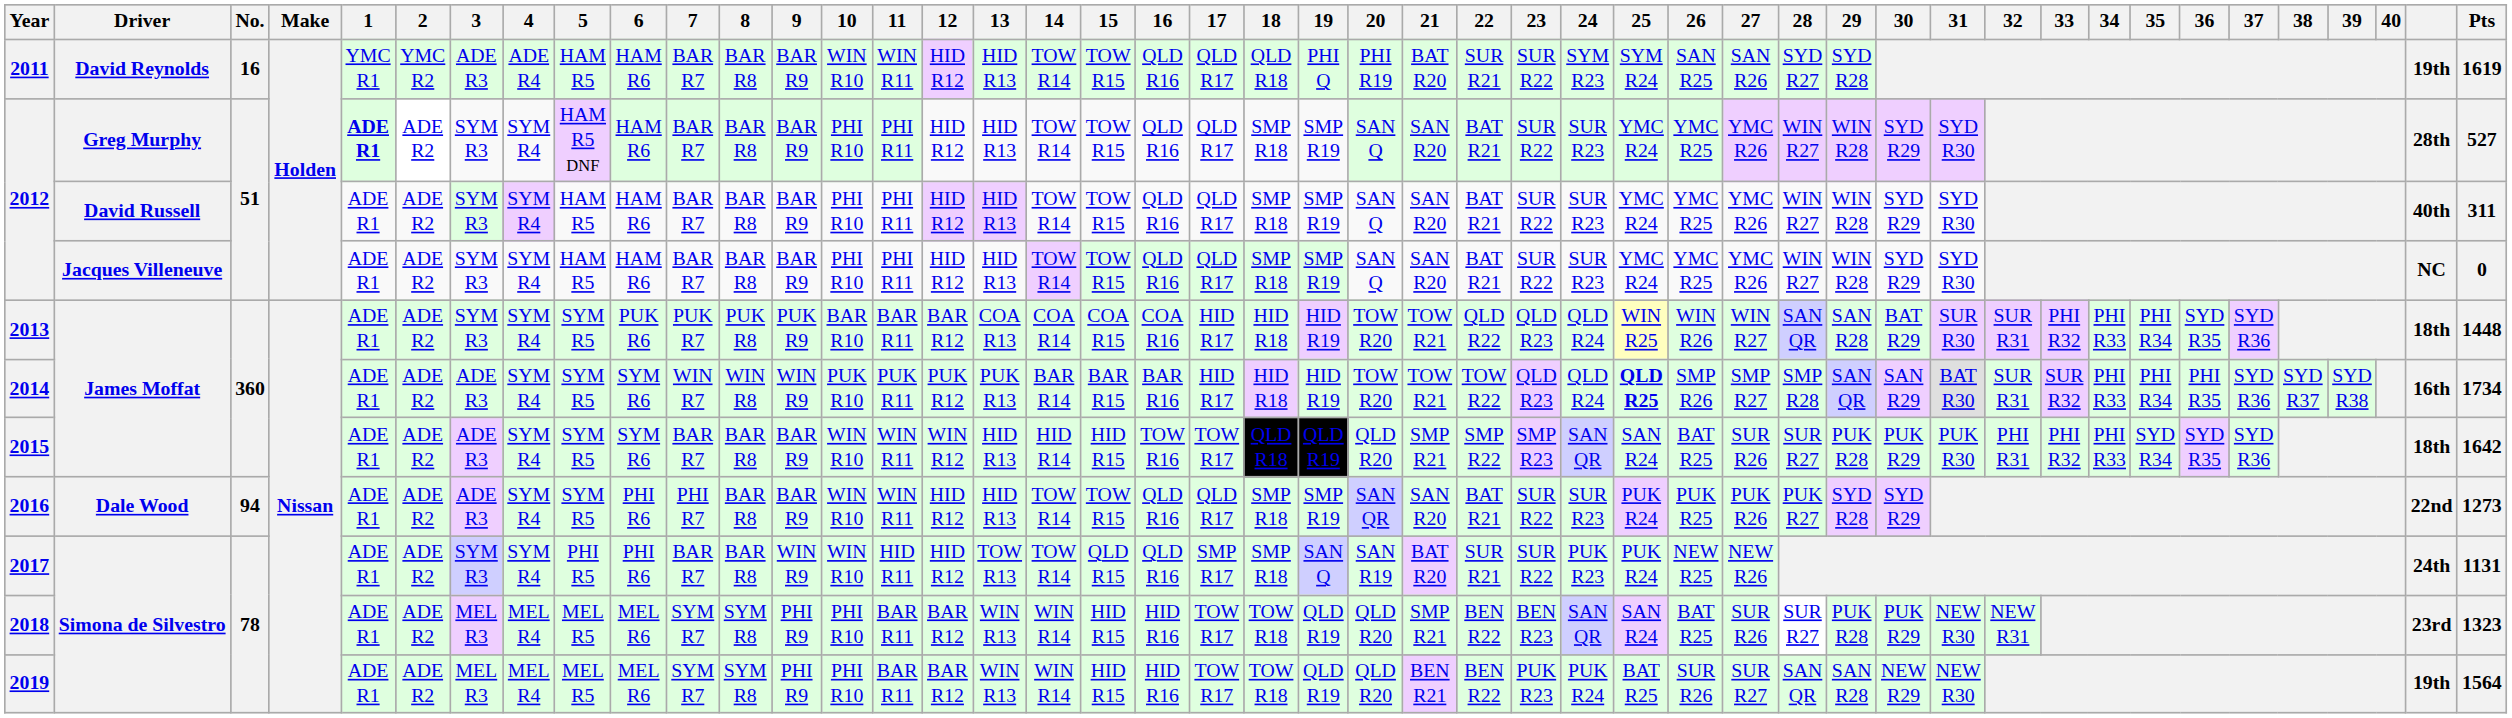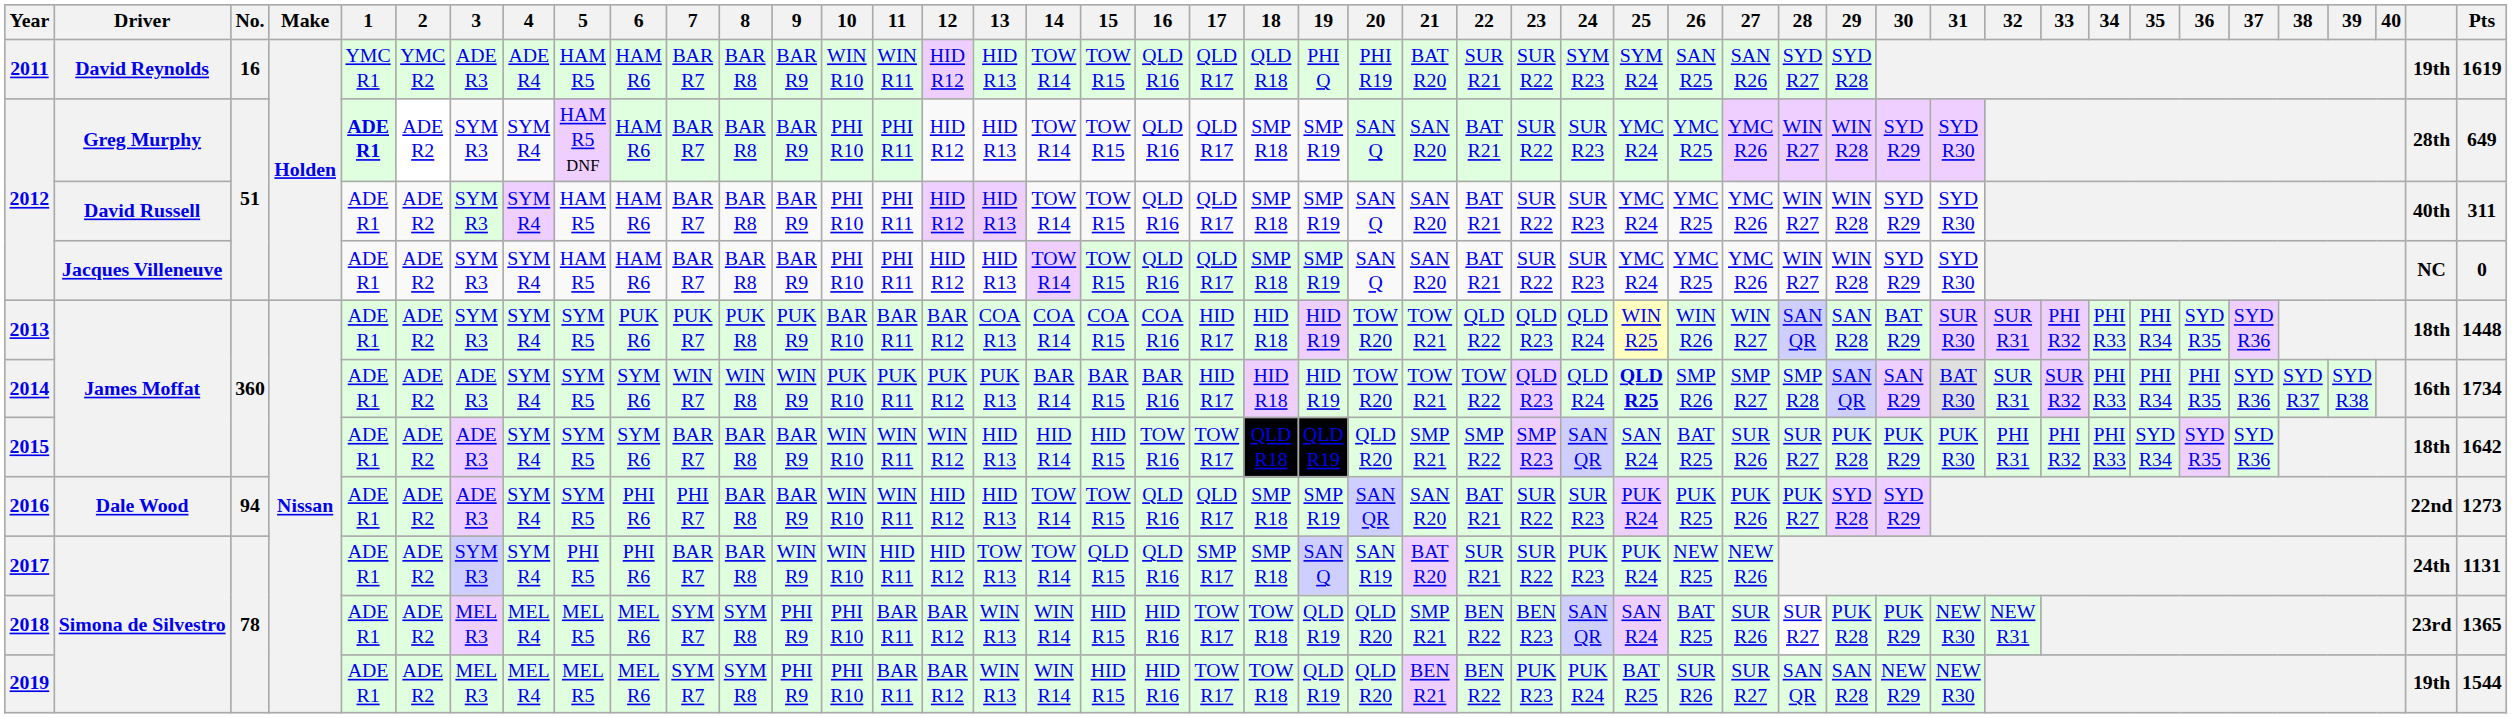(2482, 139) 527 -> (2482, 139) 649
(2482, 624) 1323 -> (2482, 624) 1365
(2482, 683) 1564 -> (2482, 683) 1544
